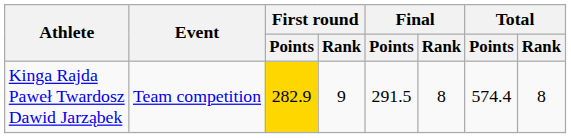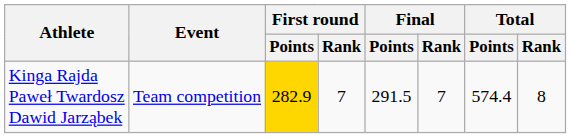(342, 97) 9 -> (342, 97) 7
(441, 97) 8 -> (441, 97) 7
